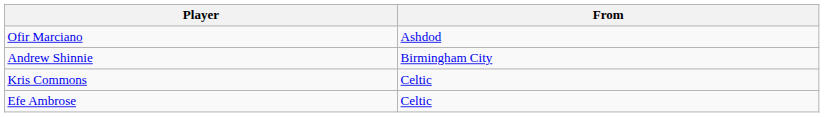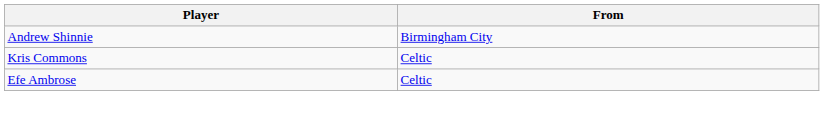- row: (45, 37)
